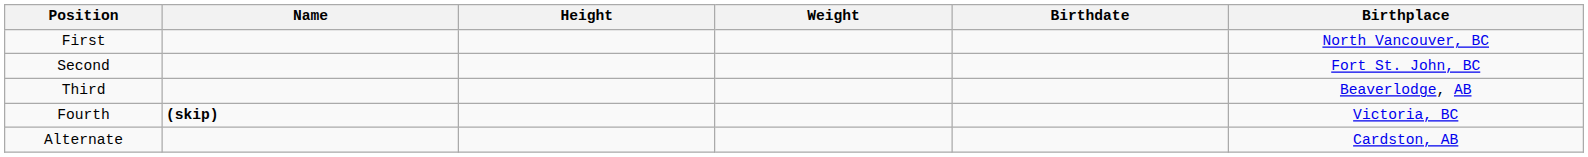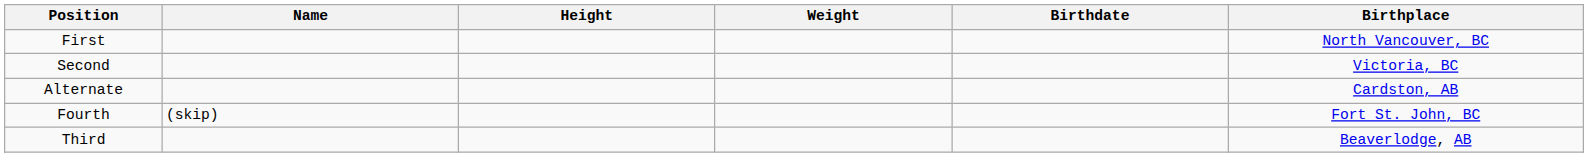(1406, 66) Fort St. John, BC -> (1406, 66) Victoria, BC
rows swapped: (84, 90) <-> (84, 139)
(192, 115) bold -> (192, 115) normal
(1406, 115) Victoria, BC -> (1406, 115) Fort St. John, BC
